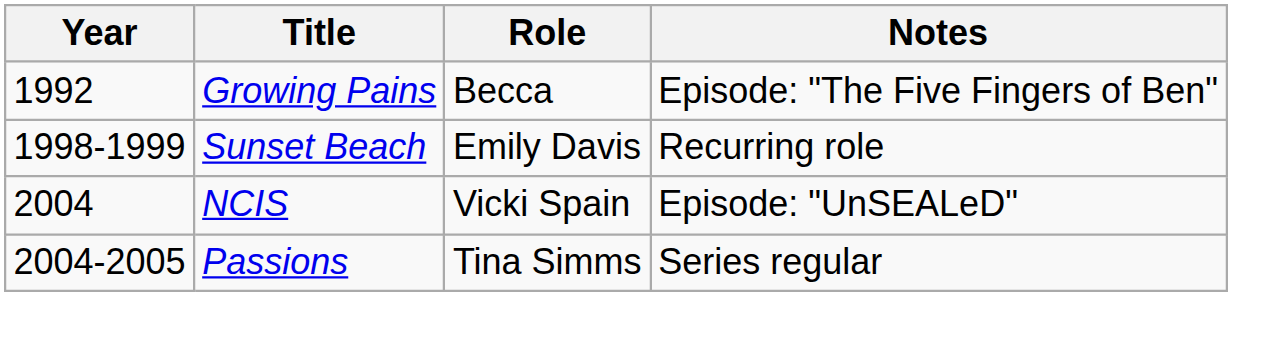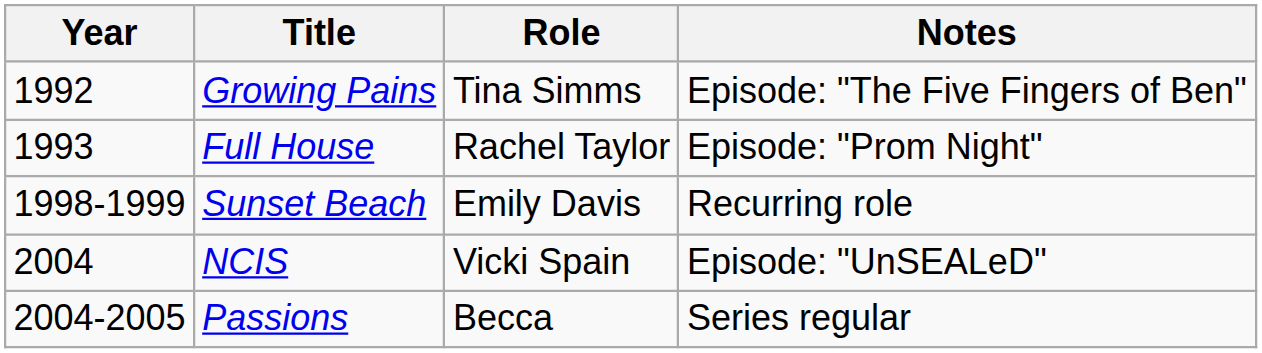(503, 90) Becca -> (547, 90) Tina Simms
+ row: (288, 147)
(547, 261) Tina Simms -> (503, 318) Becca
